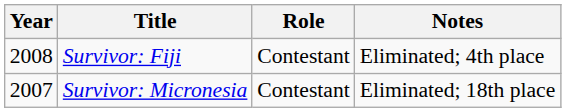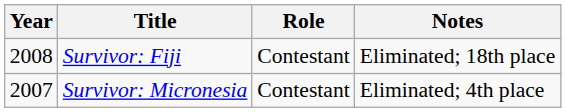(452, 55) Eliminated; 4th place -> (457, 55) Eliminated; 18th place
(457, 90) Eliminated; 18th place -> (452, 90) Eliminated; 4th place
